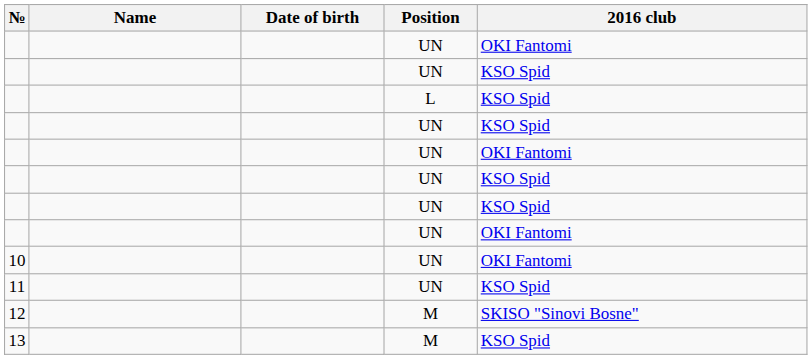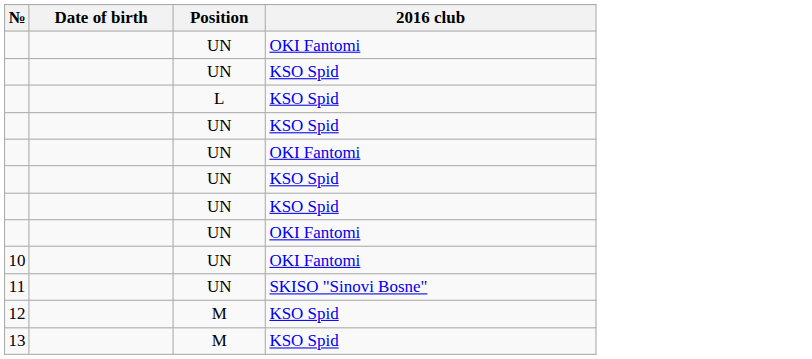- column: (135, 17)
(515, 286) KSO Spid -> (348, 286) SKISO "Sinovi Bosne"
(560, 313) SKISO "Sinovi Bosne" -> (304, 313) KSO Spid
